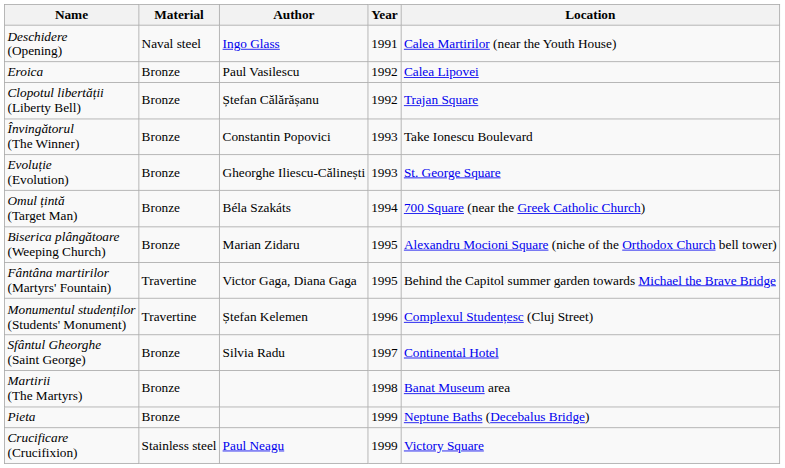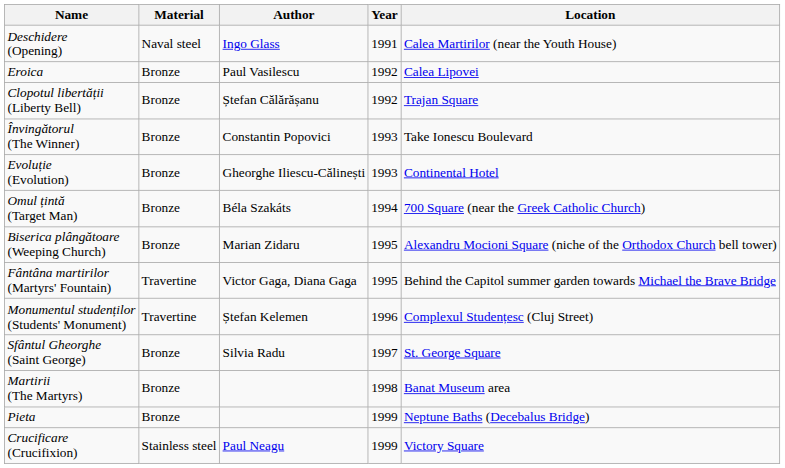(452, 172) St. George Square -> (451, 172) Continental Hotel
(451, 352) Continental Hotel -> (452, 352) St. George Square
